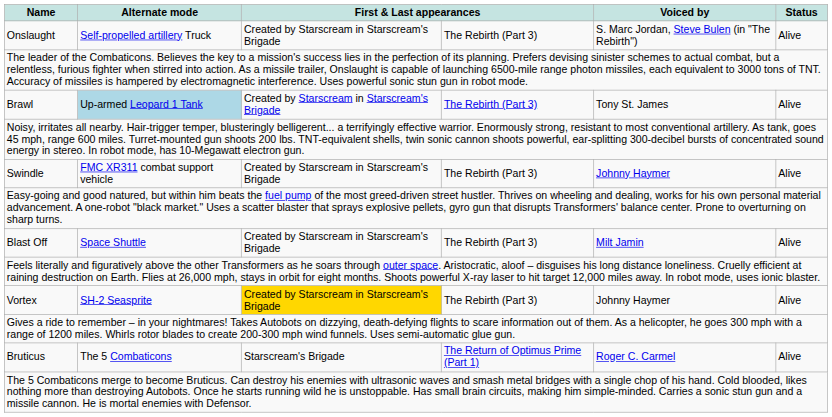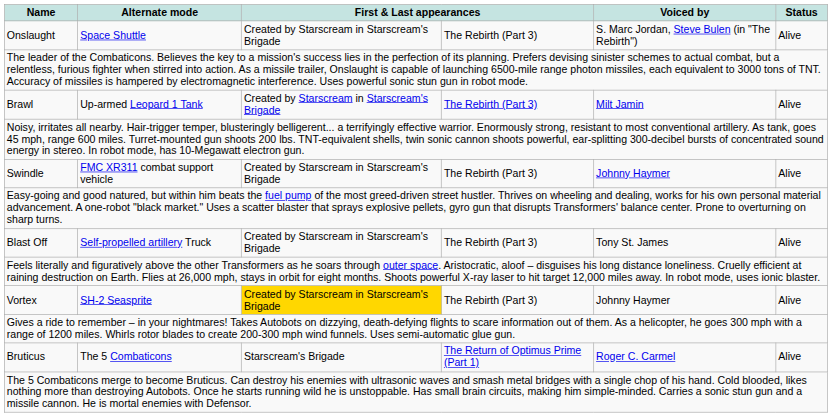(146, 35) Self-propelled artillery Truck -> (113, 35) Space Shuttle
(141, 104) lightblue background -> (141, 104) no background
(632, 104) Tony St. James -> (620, 104) Milt Jamin
(113, 242) Space Shuttle -> (146, 242) Self-propelled artillery Truck
(620, 242) Milt Jamin -> (632, 242) Tony St. James
